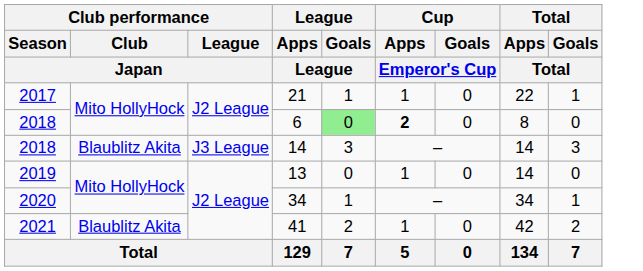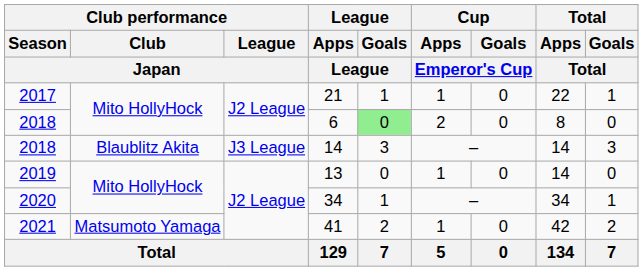(405, 122) bold -> (441, 122) normal
(129, 226) Blaublitz Akita -> (148, 226) Matsumoto Yamaga
